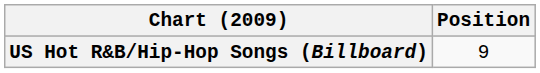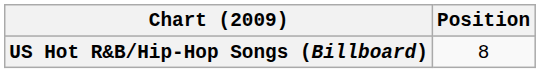(484, 52) 9 -> (484, 52) 8
